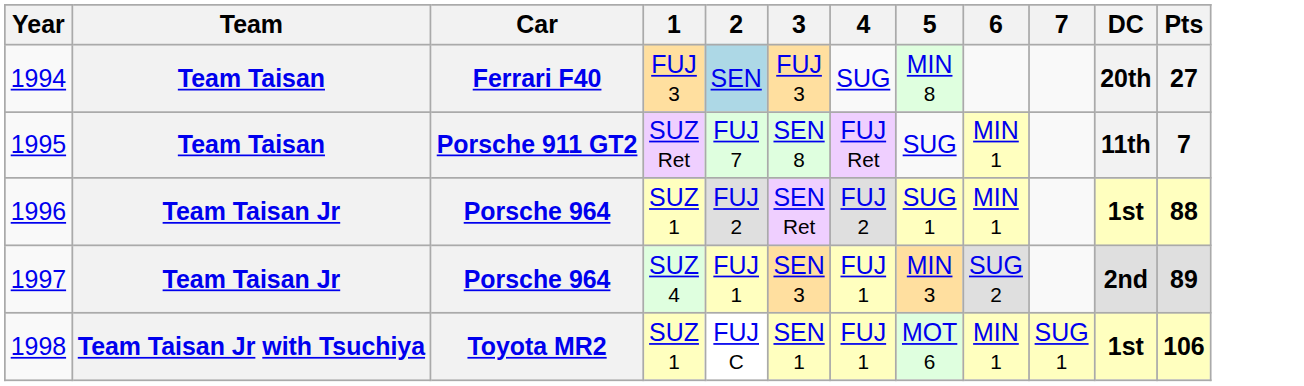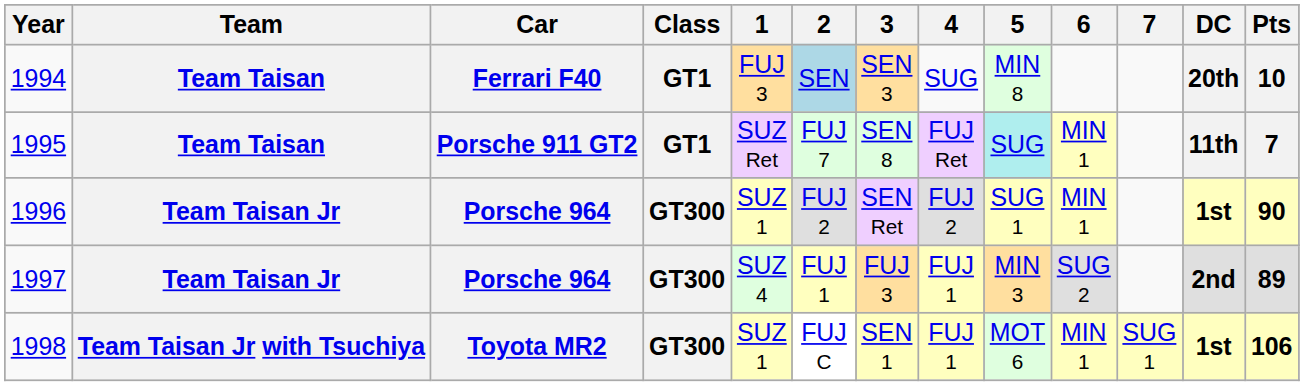+ column: (687, 25)
(799, 78) FUJ 3 -> (887, 78) SEN 3
(1184, 78) 27 -> (1272, 78) 10
(930, 145) no background -> (1017, 145) paleturquoise background
(1184, 212) 88 -> (1272, 212) 90
(799, 279) SEN 3 -> (887, 279) FUJ 3
